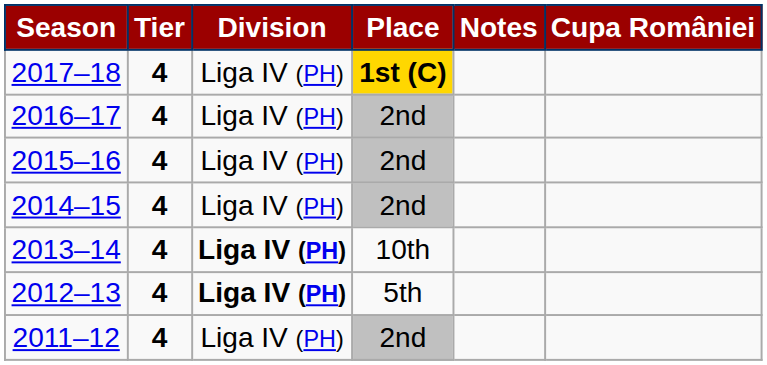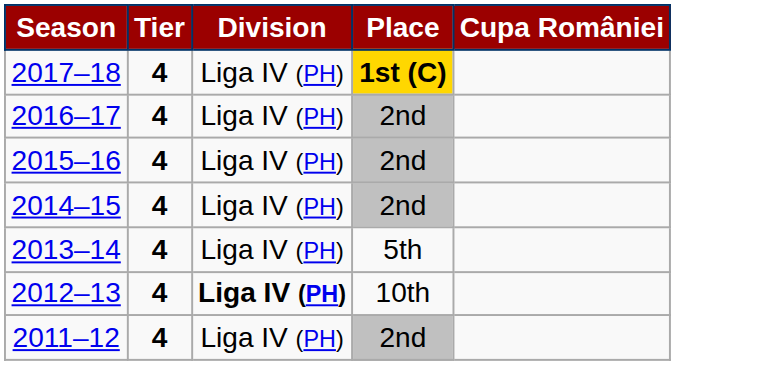- column: (499, 28)
(272, 249) bold -> (272, 249) normal
(403, 249) 10th -> (403, 249) 5th
(403, 294) 5th -> (403, 294) 10th
